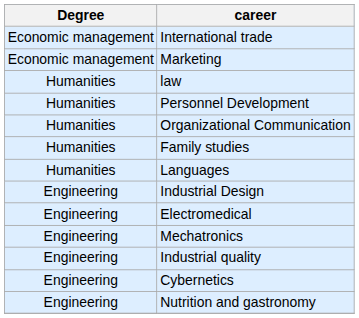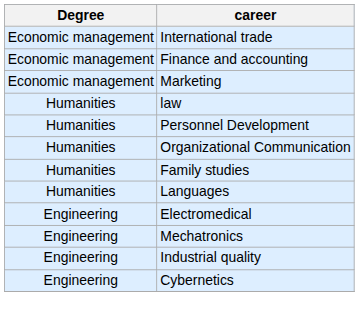+ row: (234, 59)
- row: (212, 192)
- row: (238, 302)
